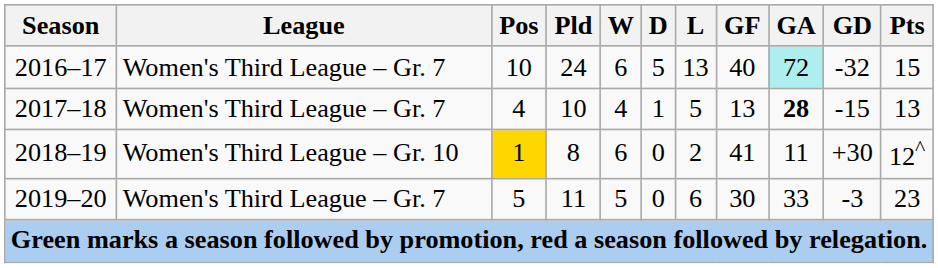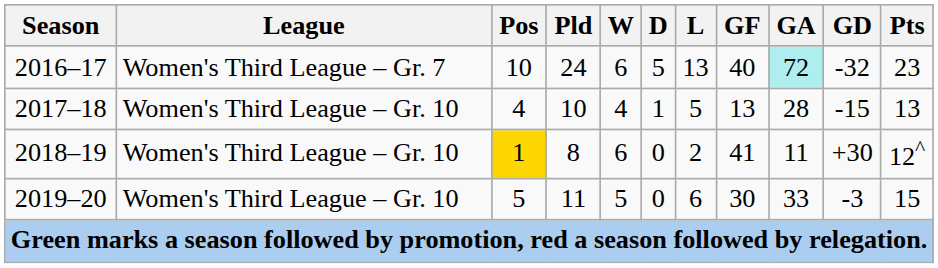(907, 66) 15 -> (907, 66) 23
(284, 108) Women's Third League – Gr. 7 -> (291, 108) Women's Third League – Gr. 10
(796, 108) bold -> (796, 108) normal
(284, 198) Women's Third League – Gr. 7 -> (291, 198) Women's Third League – Gr. 10
(907, 198) 23 -> (907, 198) 15
